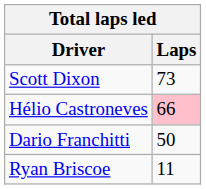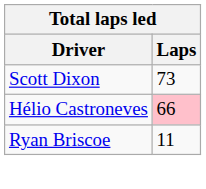- row: (69, 139)
